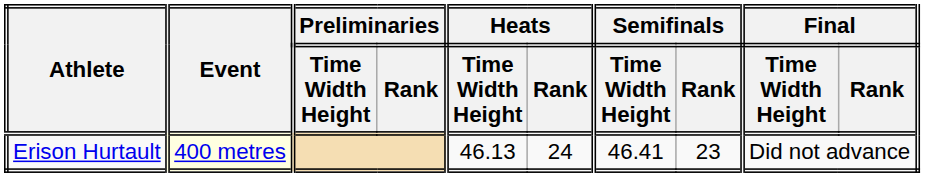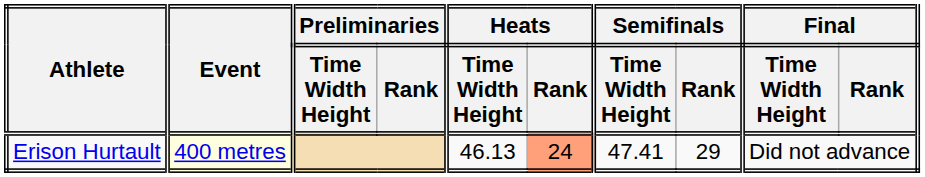(560, 152) no background -> (560, 152) lightsalmon background
(636, 152) 46.41 -> (636, 152) 47.41
(708, 152) 23 -> (708, 152) 29
